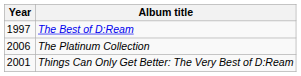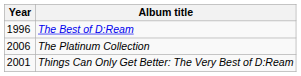(19, 29) 1997 -> (19, 29) 1996
